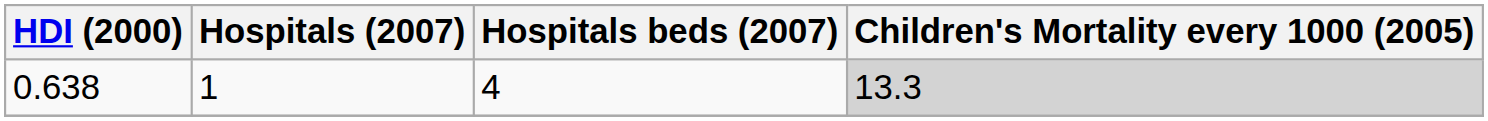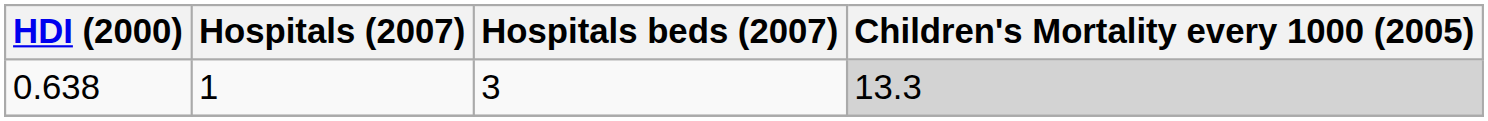(491, 87) 4 -> (491, 87) 3
